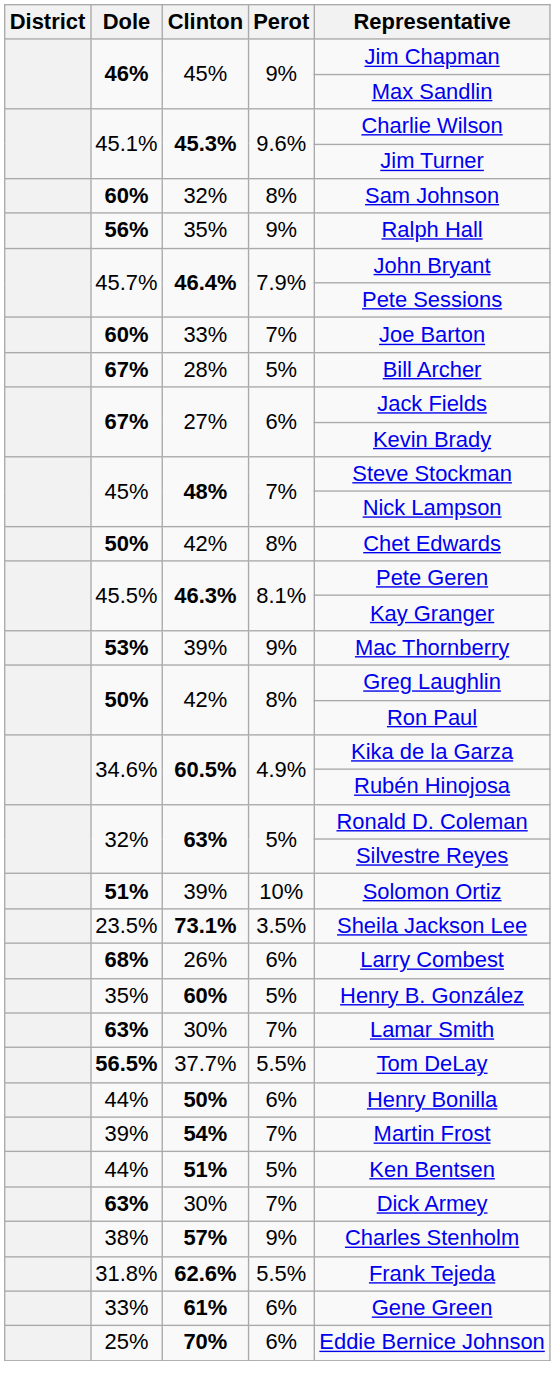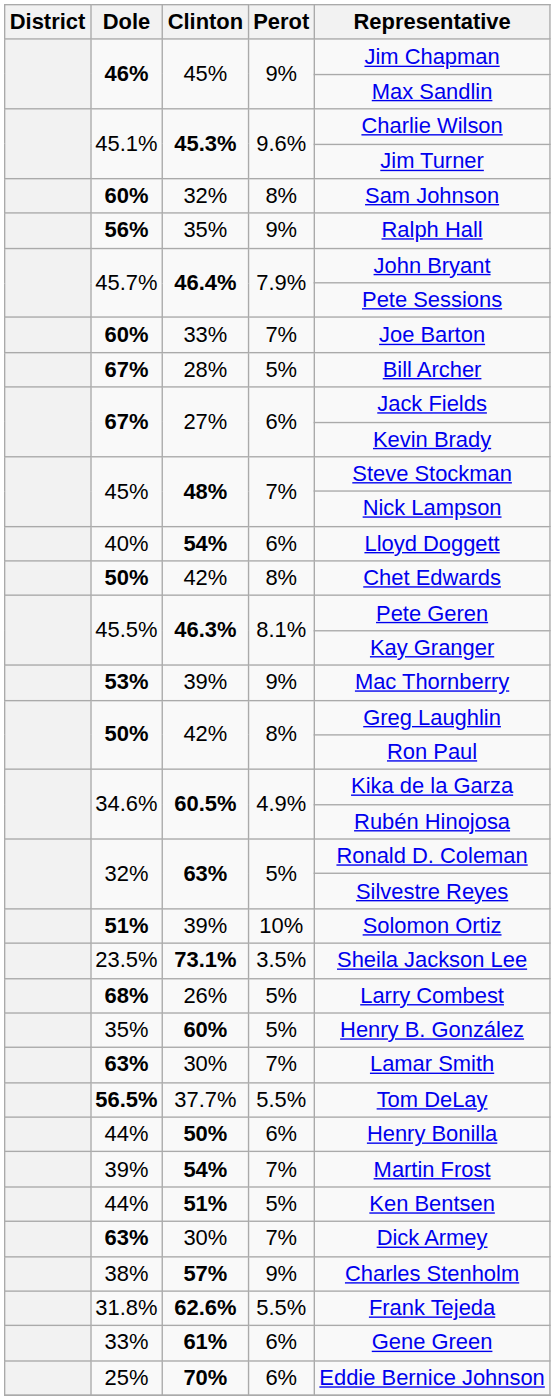+ row: (126, 543)
(281, 960) 6% -> (281, 995) 5%
